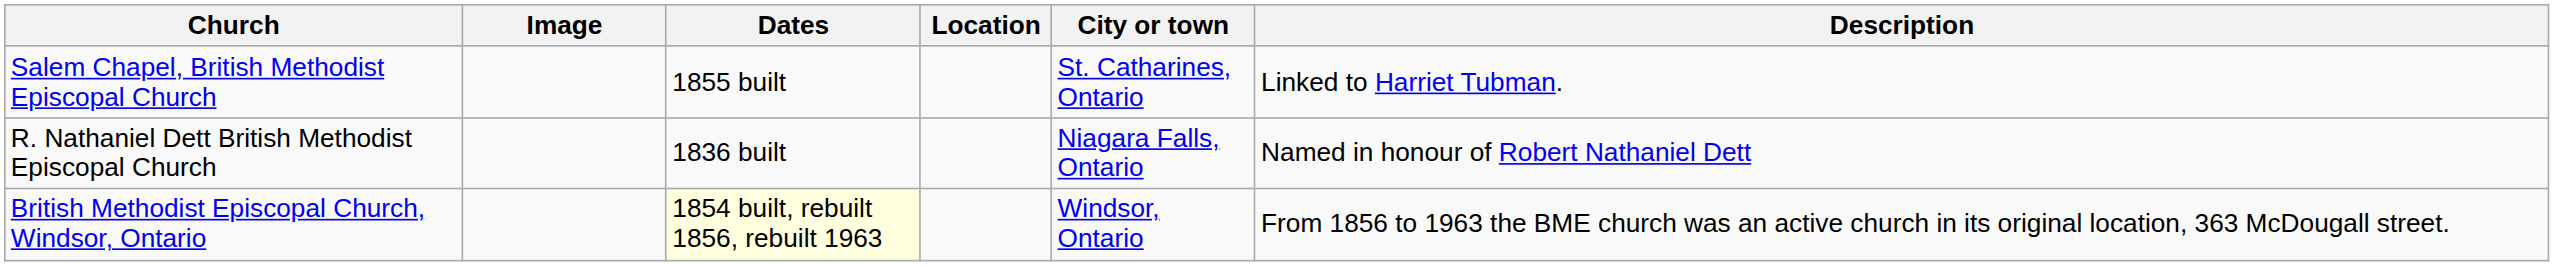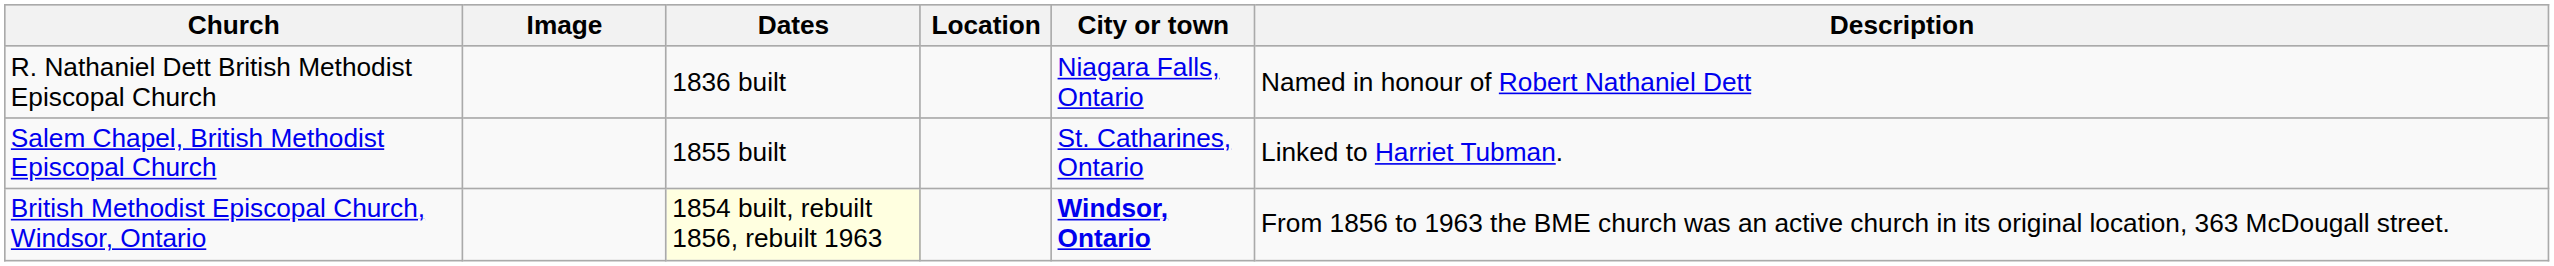rows swapped: (211, 152) <-> (198, 81)
(1109, 223) normal -> (1113, 223) bold
